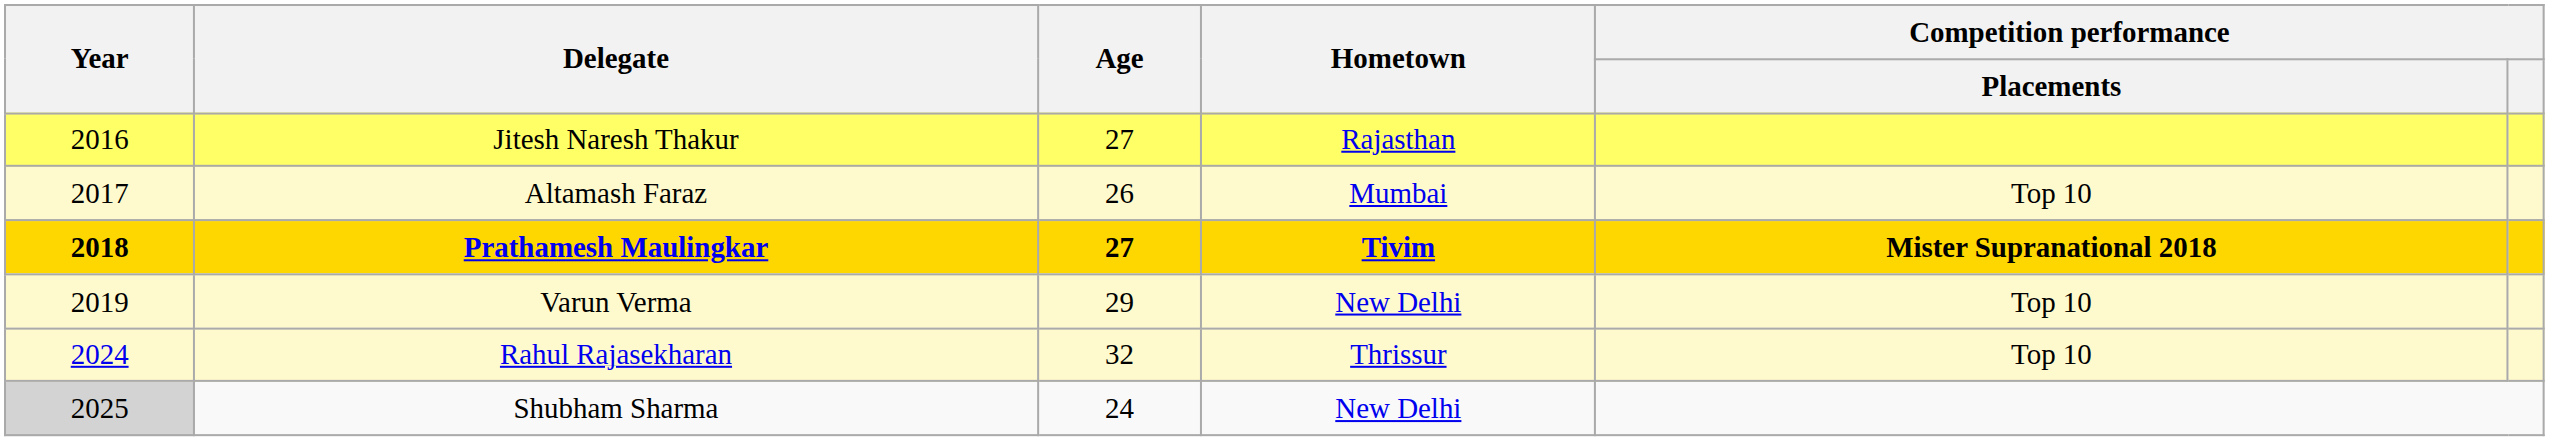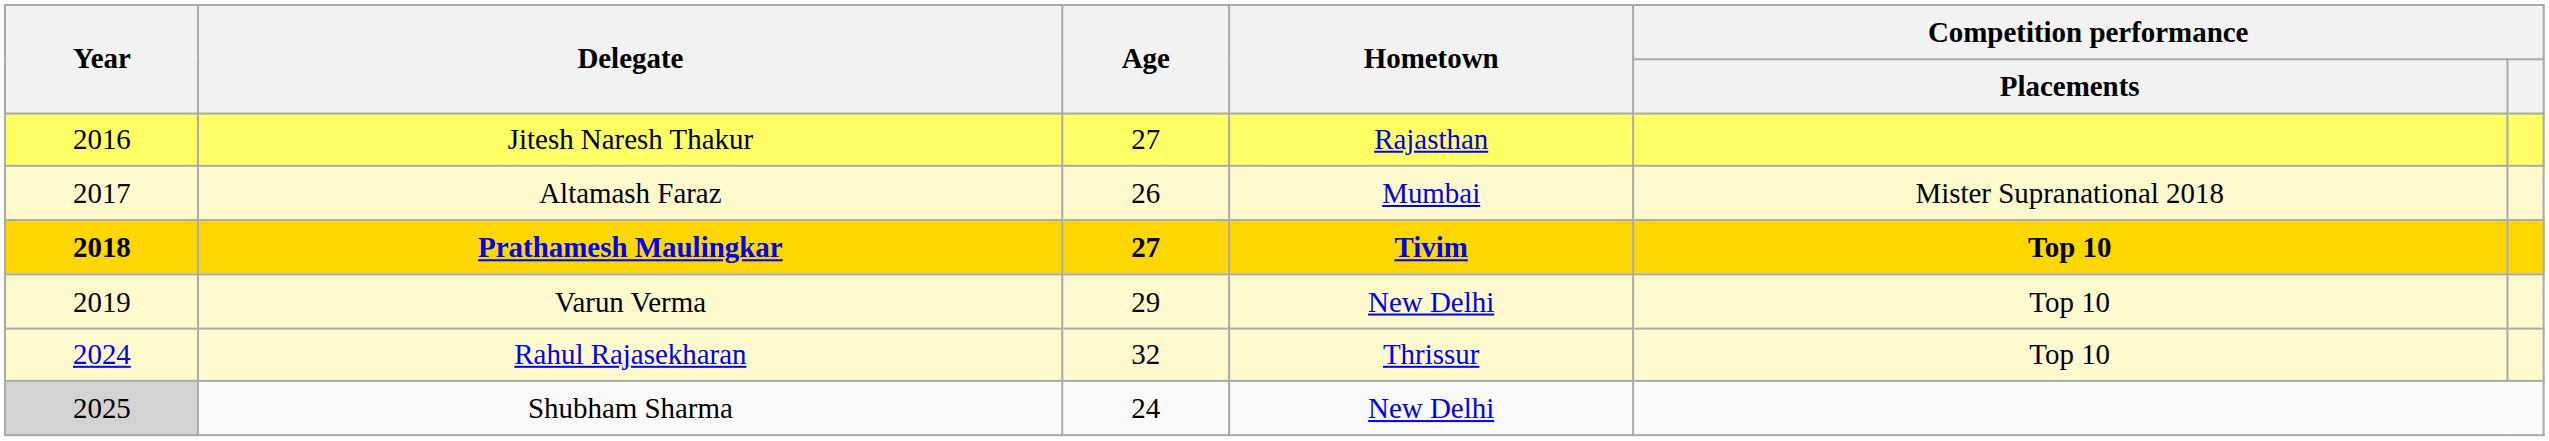(2051, 194) Top 10 -> (2070, 194) Mister Supranational 2018
(2051, 247) Mister Supranational 2018 -> (2070, 247) Top 10
